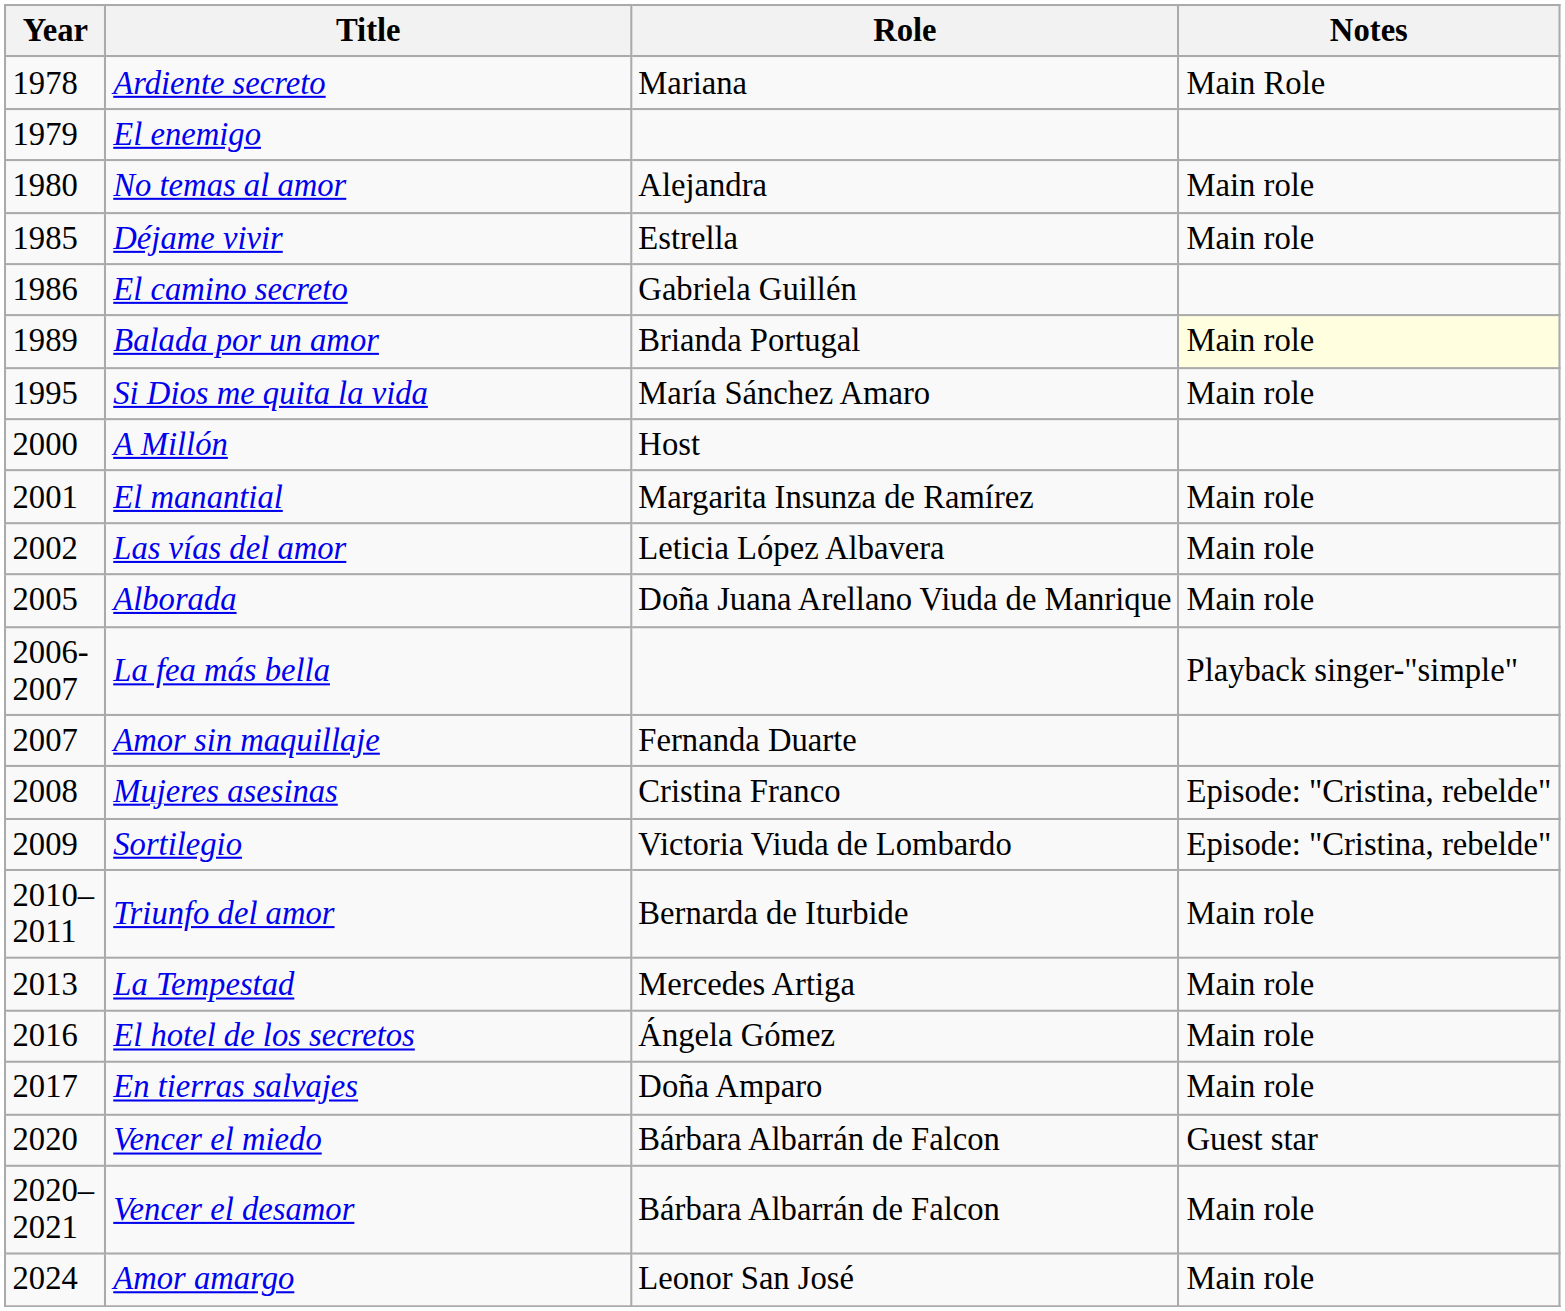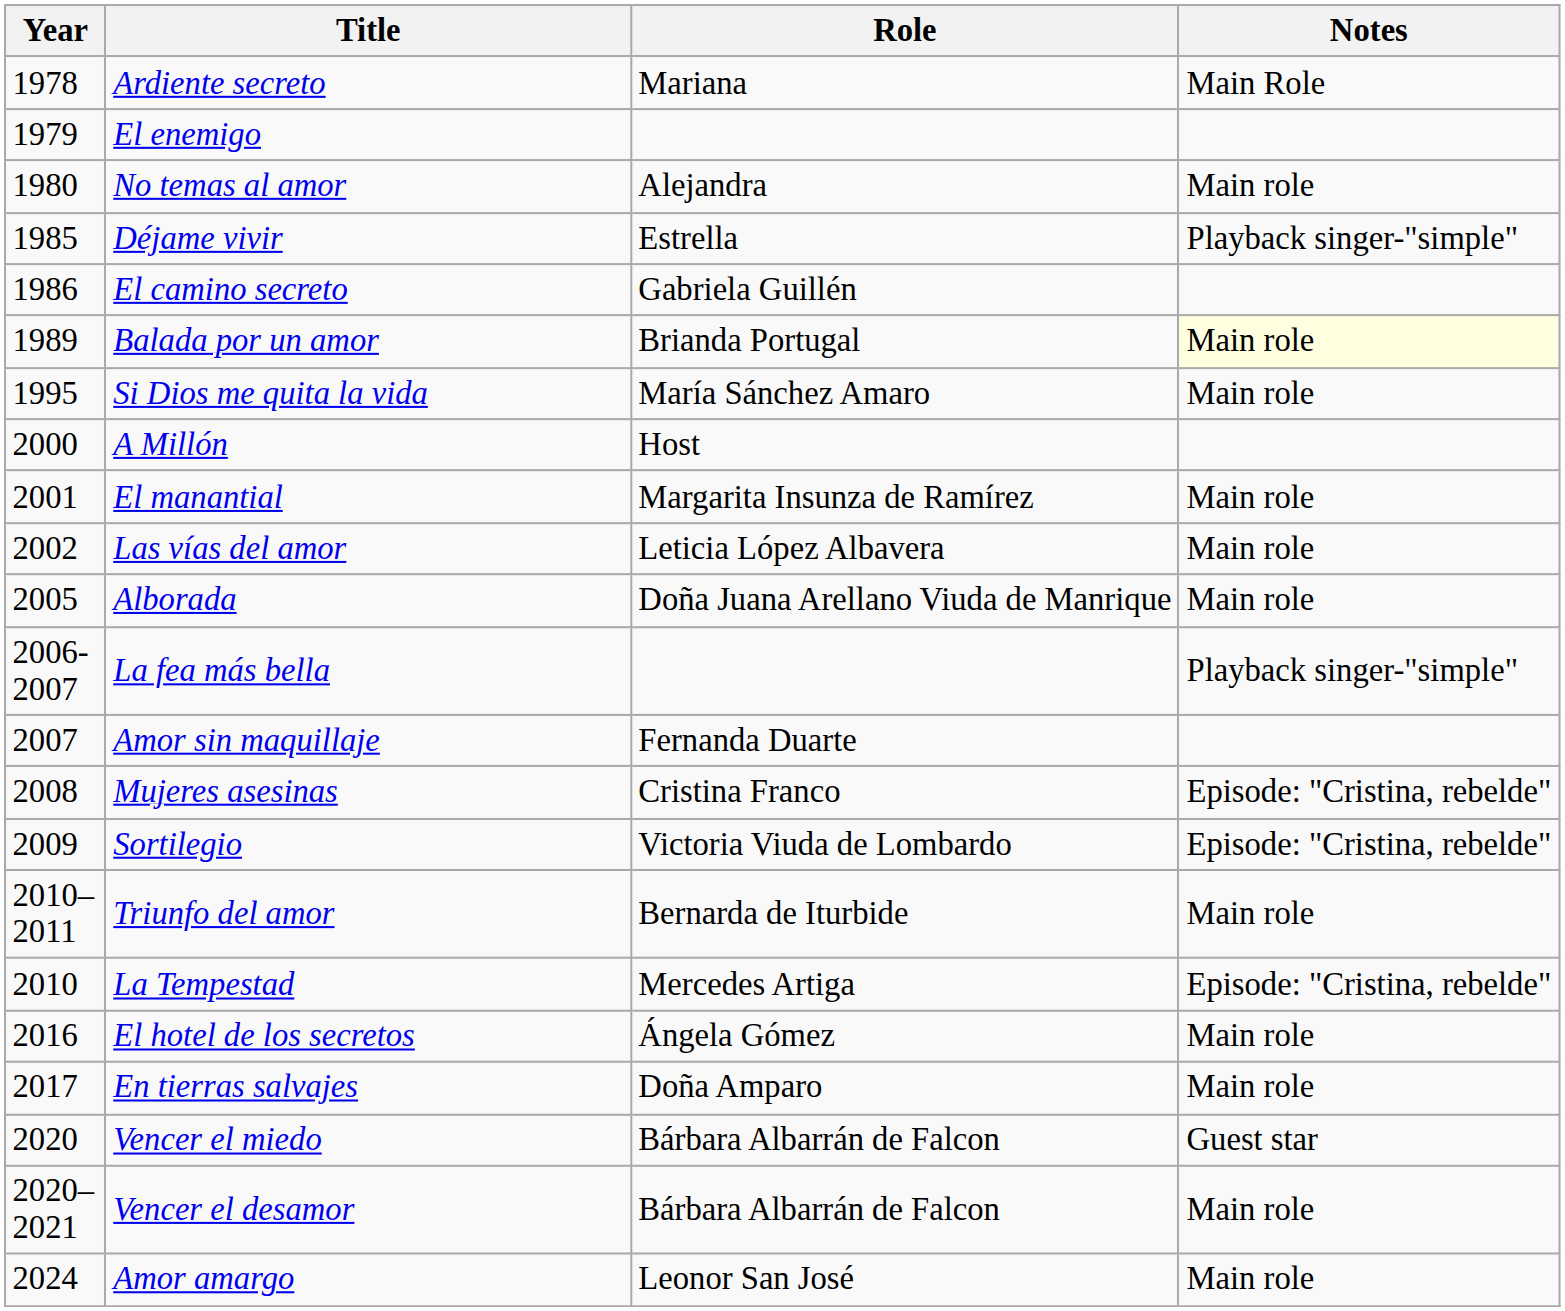(1250, 237) Main role -> (1352, 237) Playback singer-"simple"
(45, 983) 2013 -> (45, 983) 2010
(1250, 983) Main role -> (1369, 983) Episode: "Cristina, rebelde"
